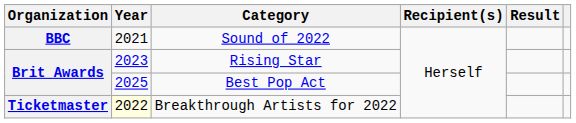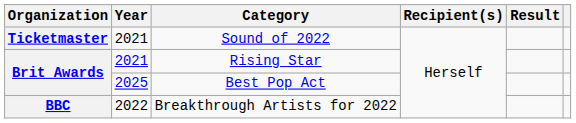(58, 39) BBC -> (58, 39) Ticketmaster
(131, 61) 2023 -> (131, 61) 2021
(58, 107) Ticketmaster -> (58, 107) BBC
(131, 107) lightyellow background -> (131, 107) no background
